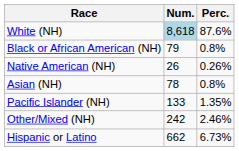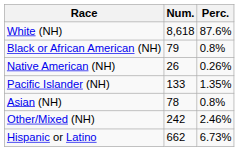(180, 31) lightblue background -> (180, 31) no background
rows swapped: (34, 84) <-> (58, 102)
